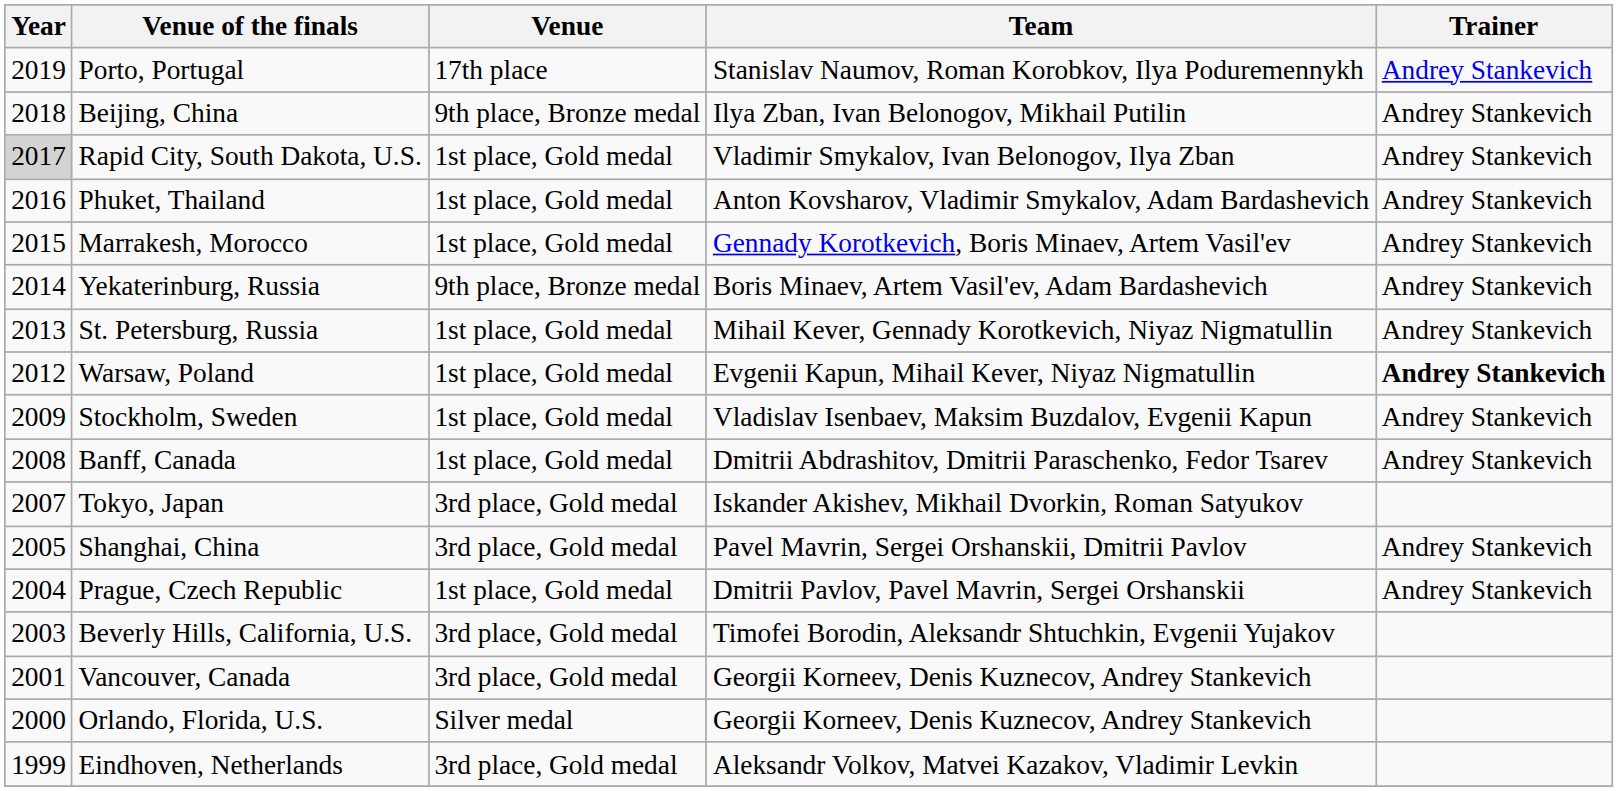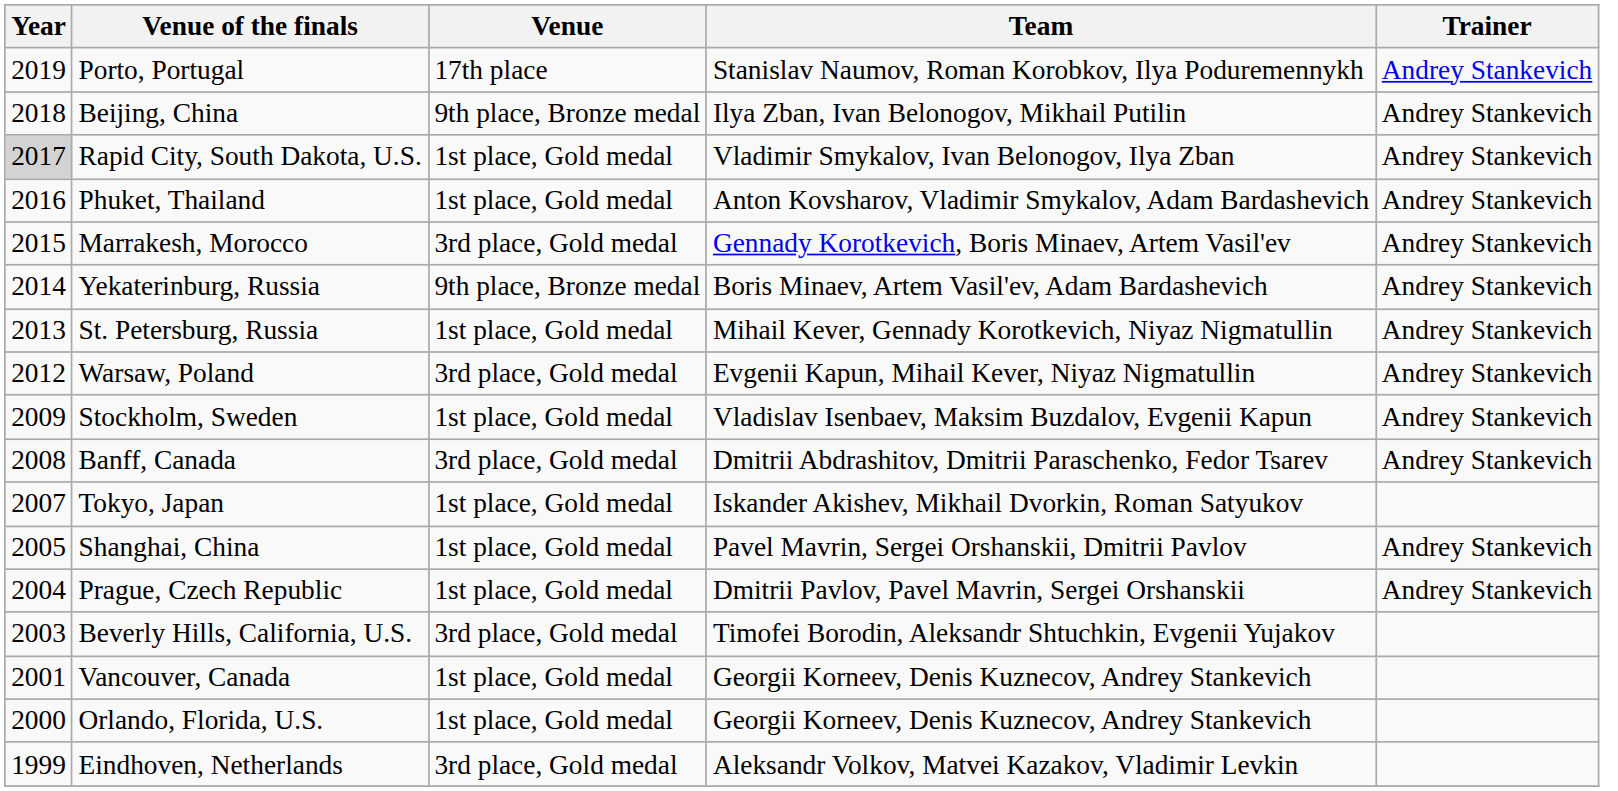(554, 243) 1st place, Gold medal -> (556, 243) 3rd place, Gold medal
(554, 373) 1st place, Gold medal -> (556, 373) 3rd place, Gold medal
(1494, 373) bold -> (1487, 373) normal
(554, 460) 1st place, Gold medal -> (556, 460) 3rd place, Gold medal
(556, 503) 3rd place, Gold medal -> (554, 503) 1st place, Gold medal
(556, 546) 3rd place, Gold medal -> (554, 546) 1st place, Gold medal
(556, 677) 3rd place, Gold medal -> (554, 677) 1st place, Gold medal
(504, 720) Silver medal -> (554, 720) 1st place, Gold medal
